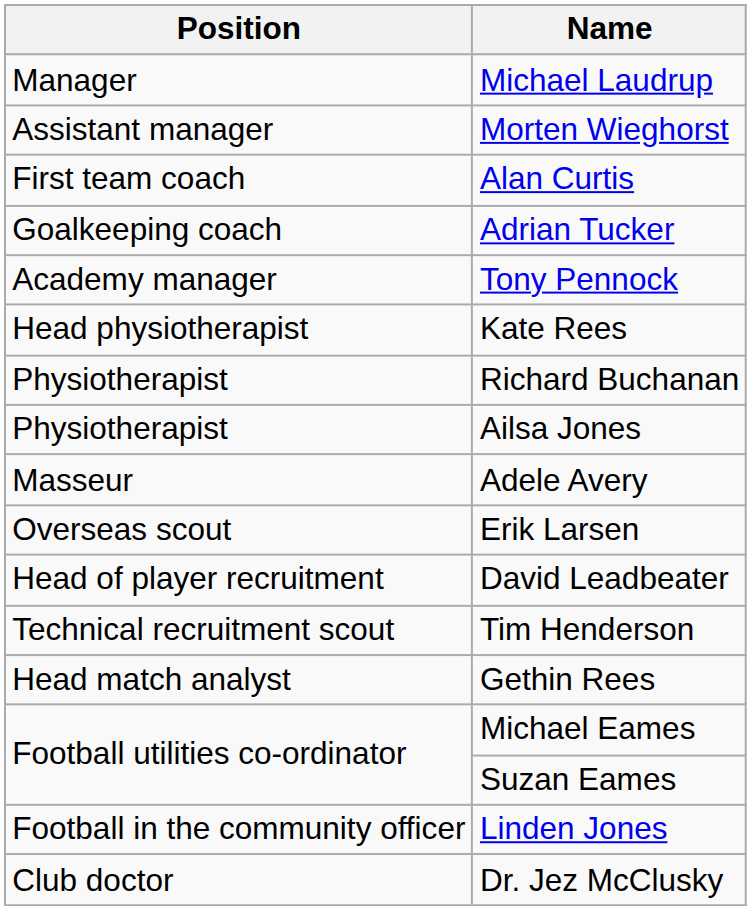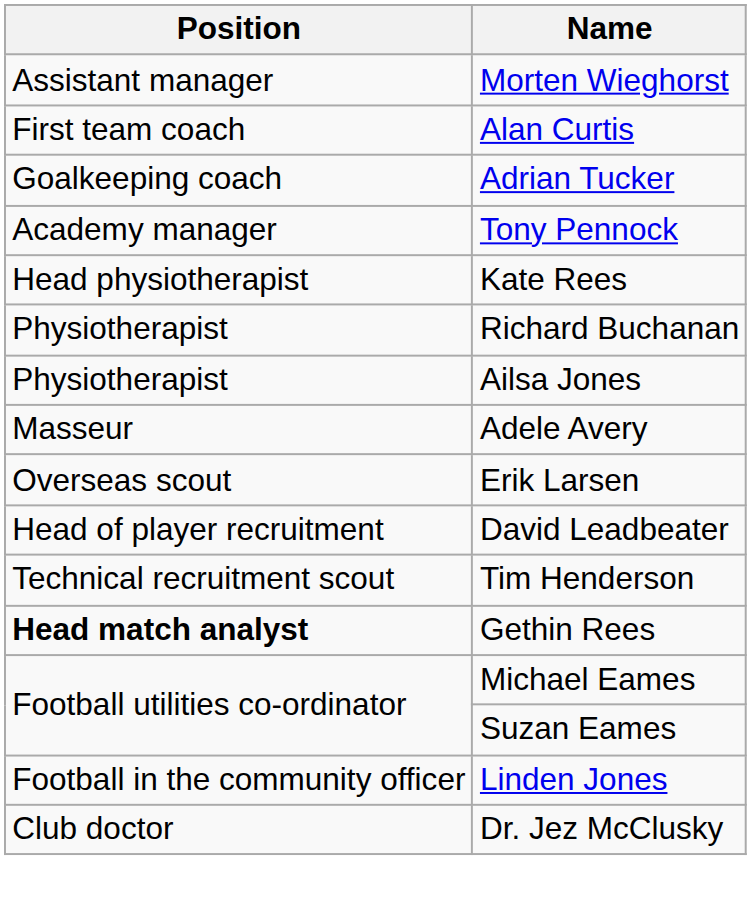- row: (596, 79)
(152, 679) normal -> (160, 629) bold
